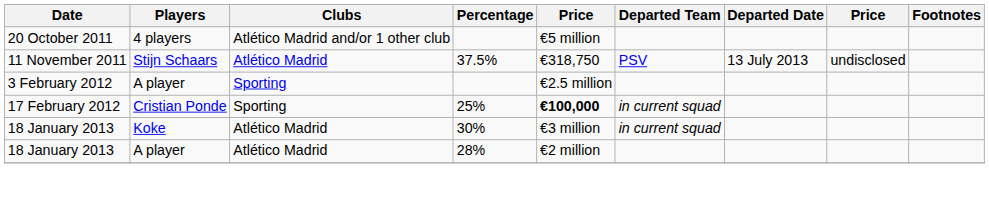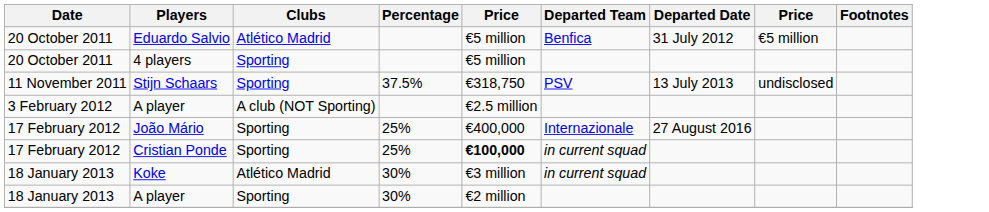+ row: (60, 38)
(342, 38) Atlético Madrid and/or 1 other club -> (263, 60) Sporting
(280, 60) Atlético Madrid -> (263, 83) Sporting
(260, 83) Sporting -> (306, 106) A club (NOT Sporting)
+ row: (64, 128)
(280, 151) Atlético Madrid -> (263, 196) Sporting
(471, 151) 28% -> (396, 196) 30%
